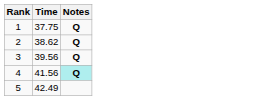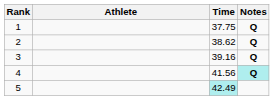+ column: (121, 12)
(46, 57) 39.56 -> (224, 57) 39.16
(46, 88) no background -> (224, 88) paleturquoise background
